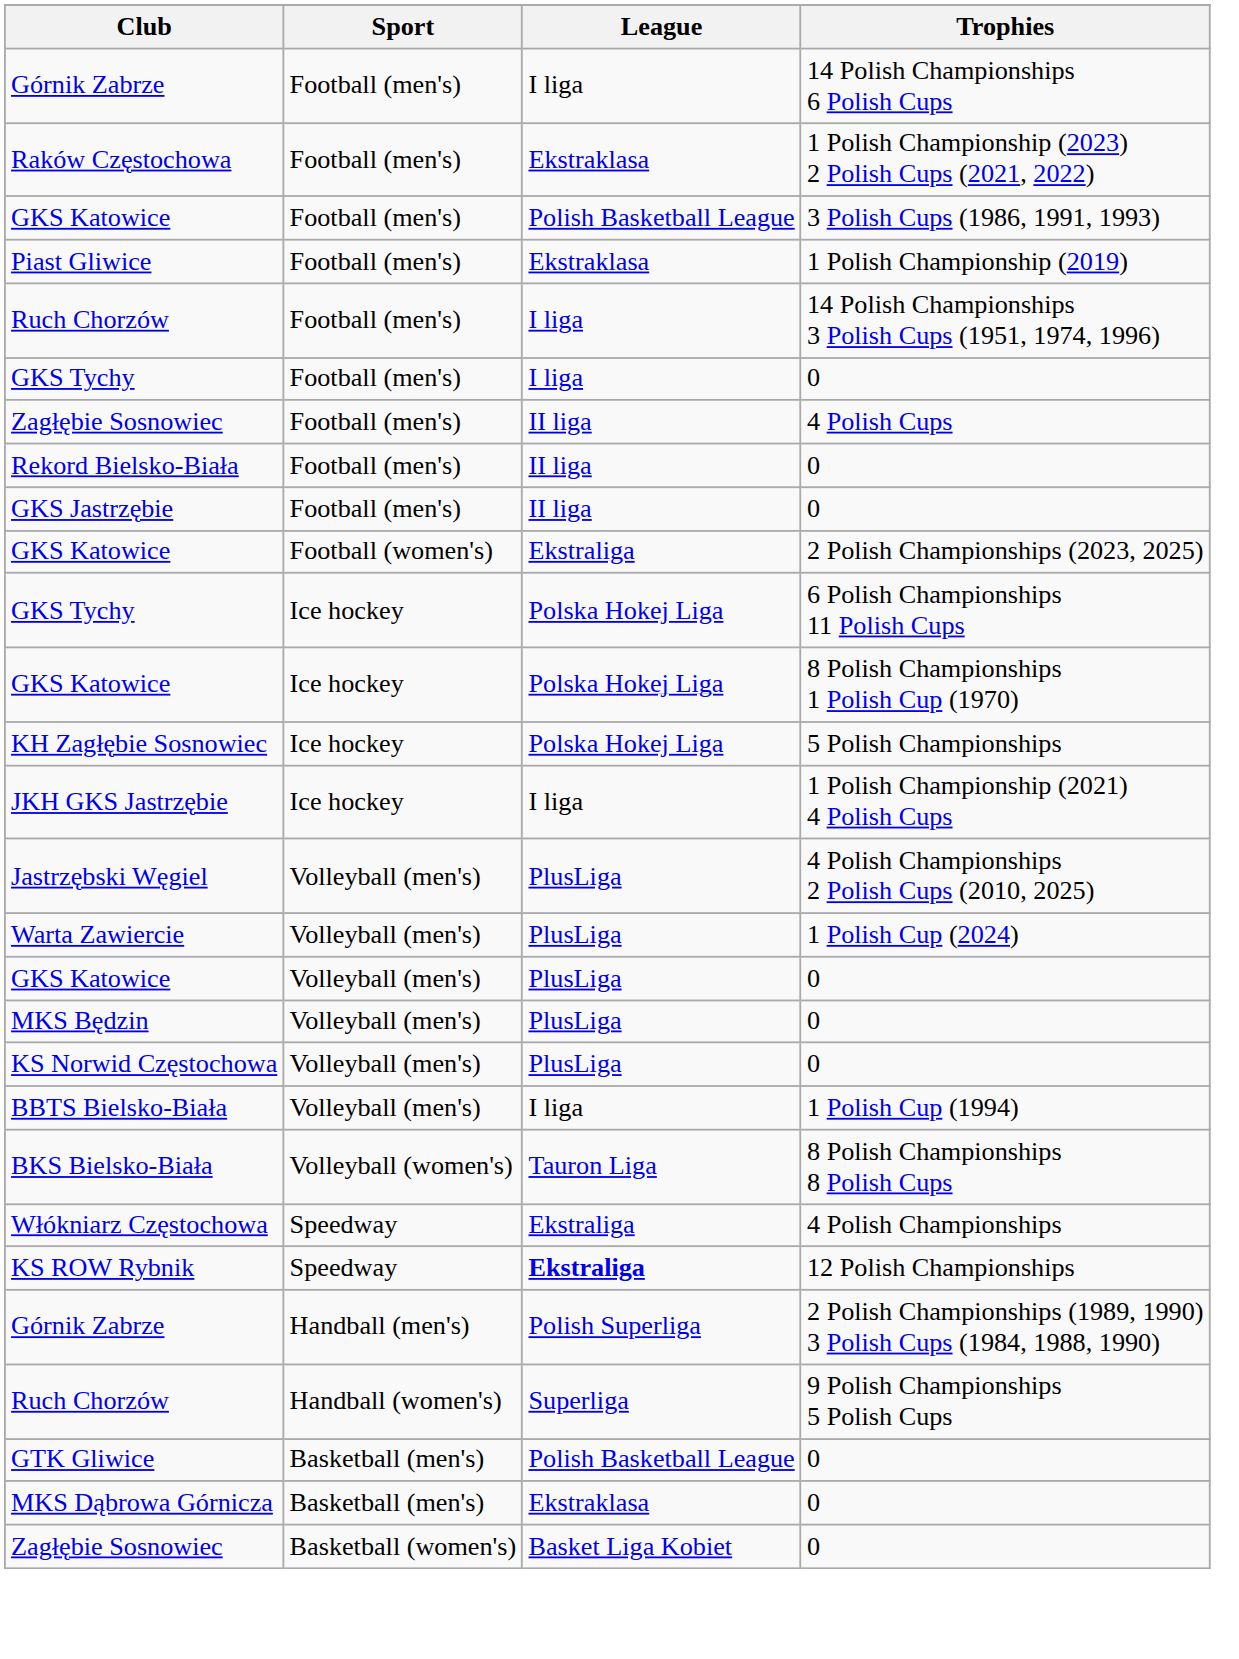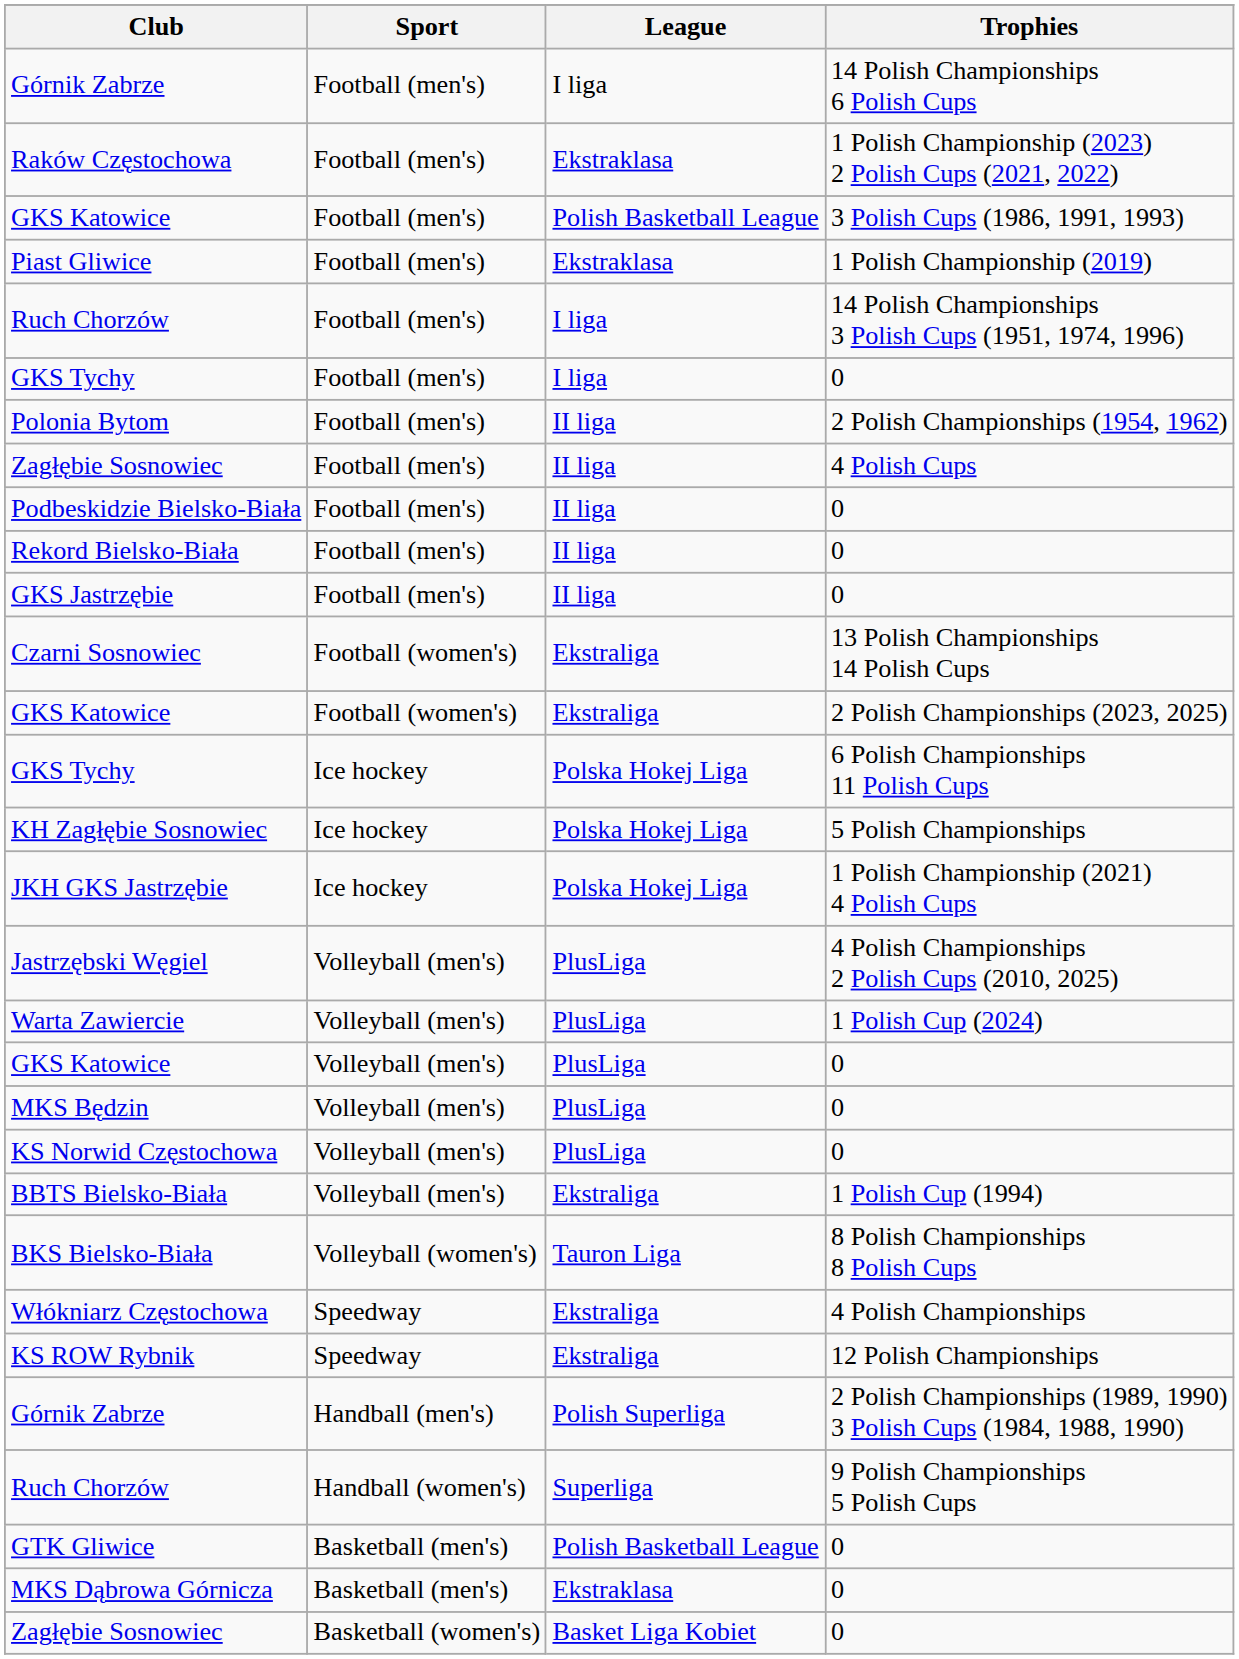+ row: (90, 421)
+ row: (156, 508)
+ row: (106, 653)
- row: (91, 684)
(556, 801) I liga -> (650, 888) Polska Hokej Liga
(556, 1107) I liga -> (606, 1194) Ekstraliga
(587, 1268) bold -> (606, 1354) normal
